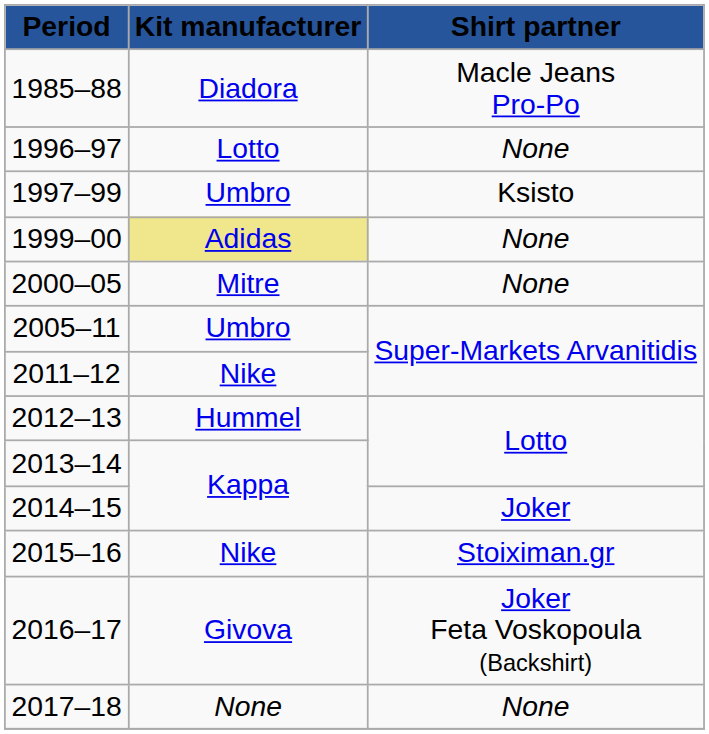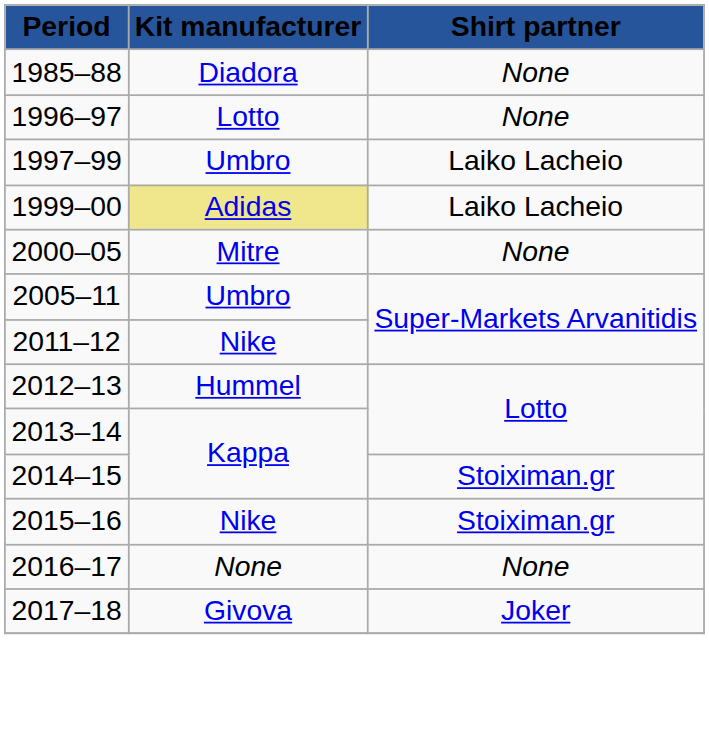(536, 87) Macle Jeans Pro-Po -> (536, 71) None
(536, 193) Ksisto -> (536, 161) Laiko Lacheio
(536, 238) None -> (536, 206) Laiko Lacheio
(536, 507) Joker -> (536, 476) Stoiximan.gr
(248, 629) Givova -> (248, 565) None
(536, 629) Joker Feta Voskopoula (Backshirt) -> (536, 565) None
(248, 706) None -> (248, 610) Givova
(536, 706) None -> (536, 610) Joker
